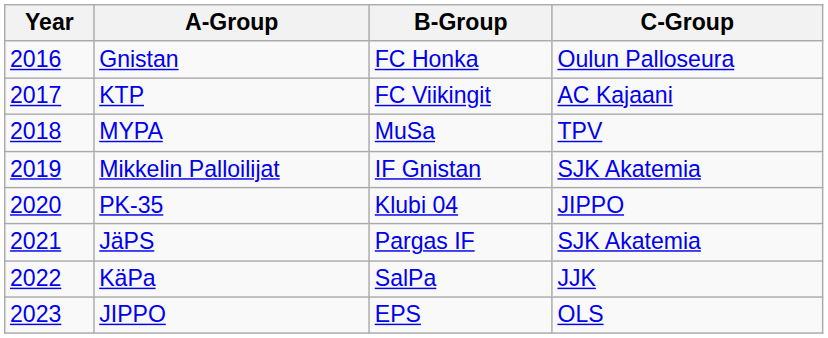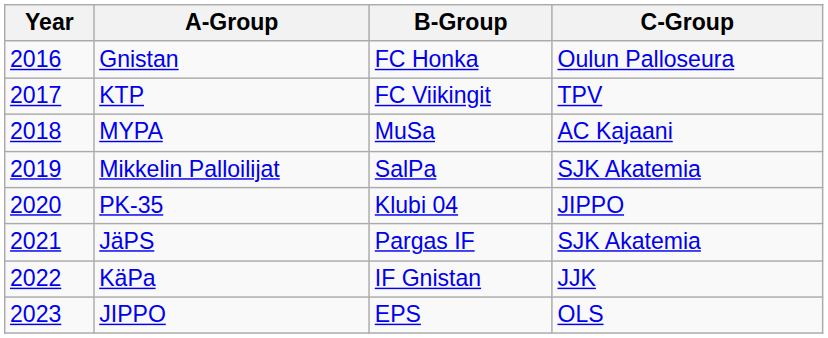(615, 95) AC Kajaani -> (580, 95) TPV
(580, 132) TPV -> (615, 132) AC Kajaani
(428, 168) IF Gnistan -> (406, 168) SalPa
(406, 278) SalPa -> (428, 278) IF Gnistan
